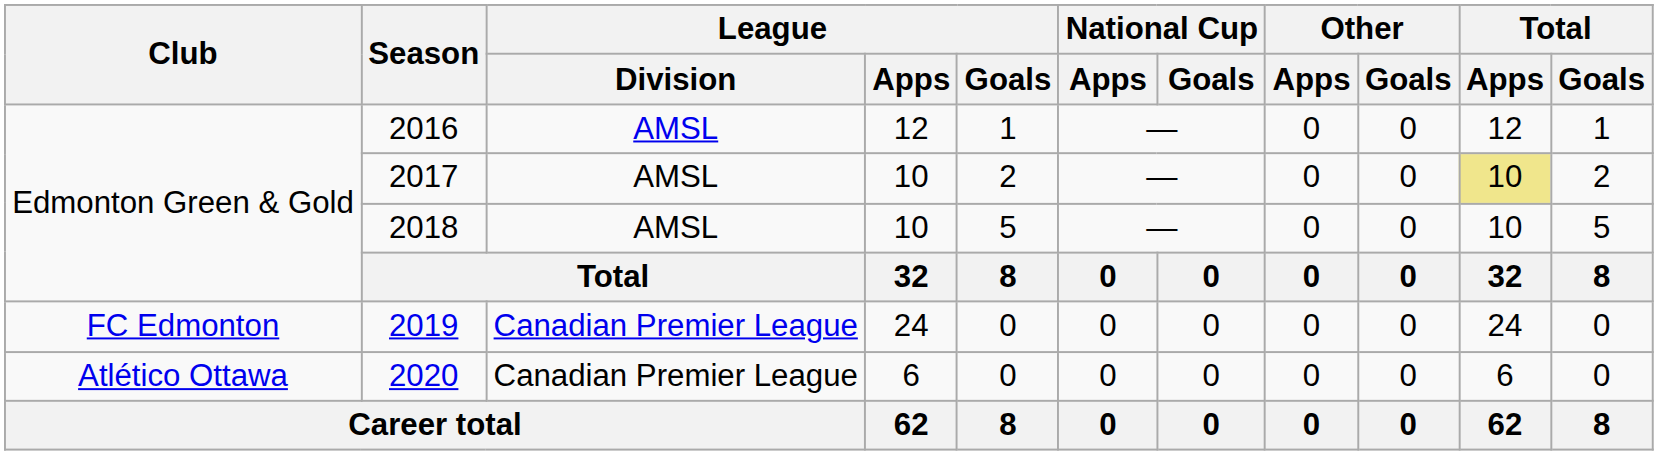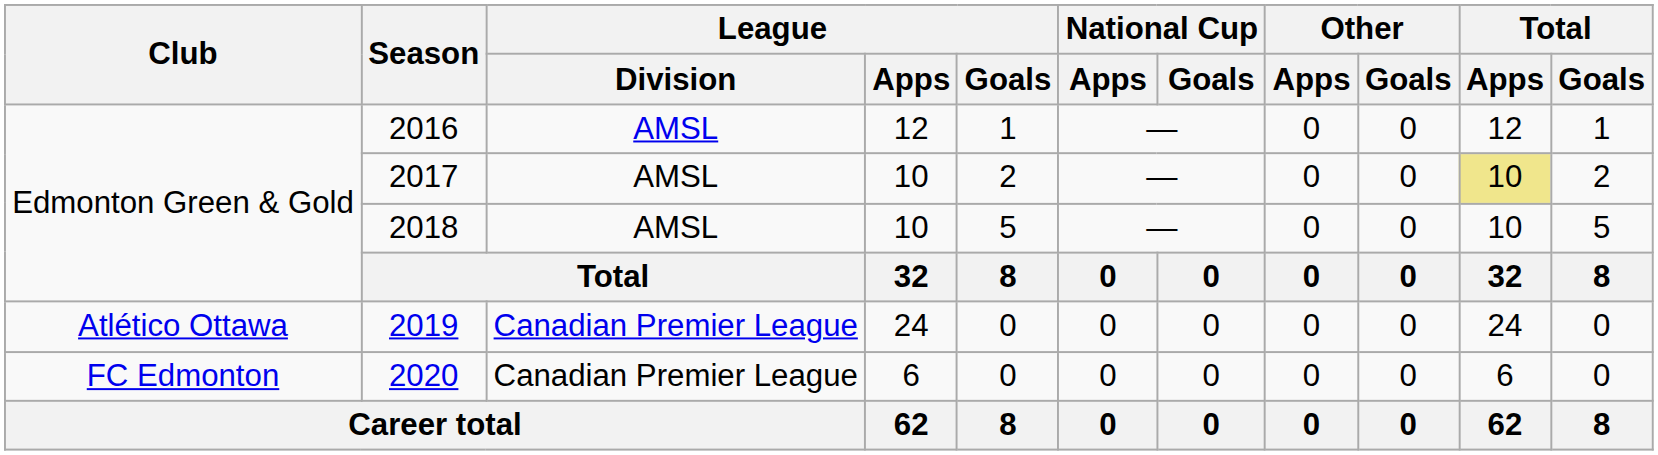(183, 326) FC Edmonton -> (183, 326) Atlético Ottawa
(183, 375) Atlético Ottawa -> (183, 375) FC Edmonton
